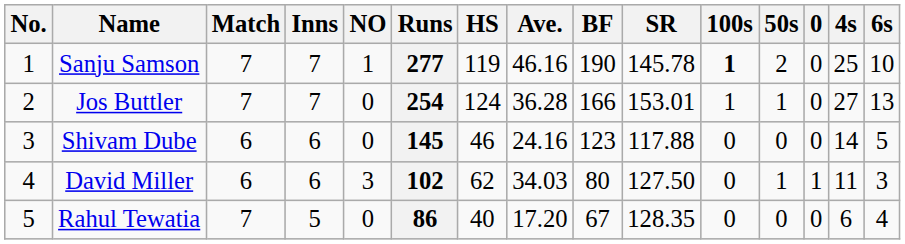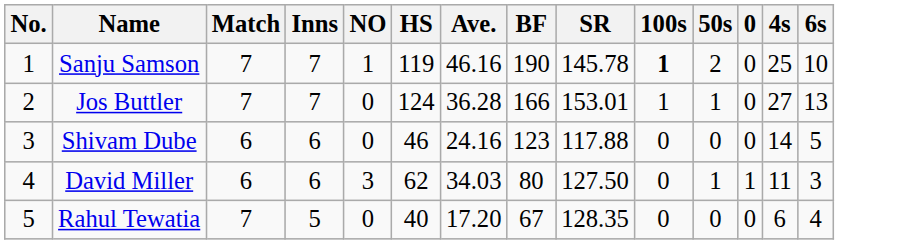- column: (425, 24)
